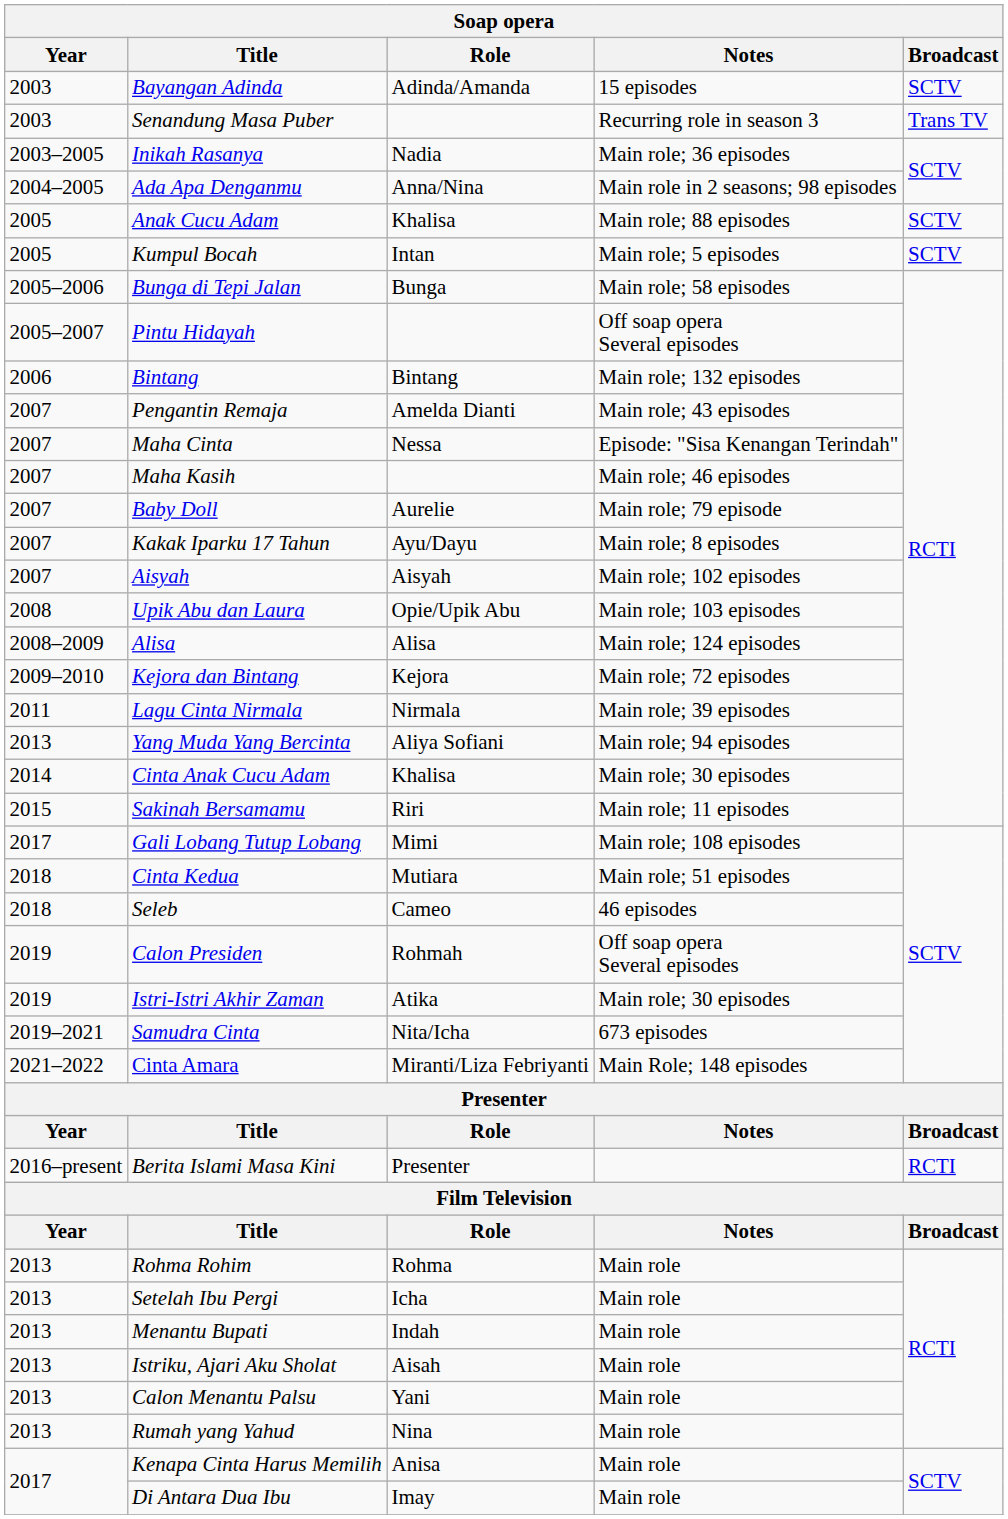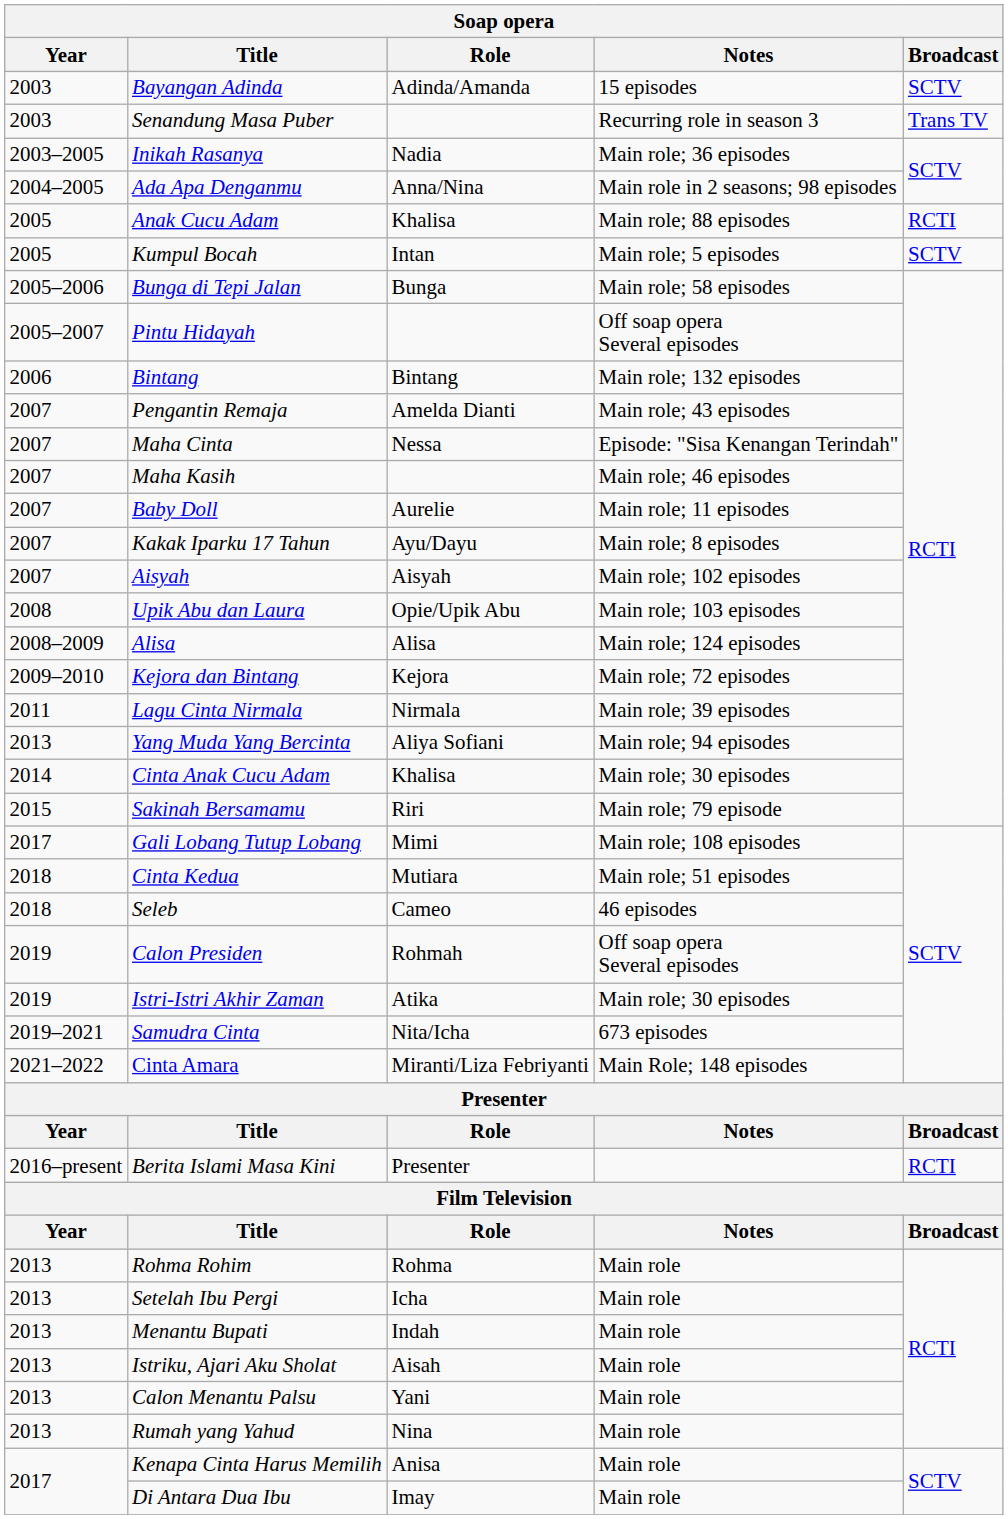(935, 220) SCTV -> (932, 220) RCTI
(690, 510) Main role; 79 episode -> (694, 510) Main role; 11 episodes
(694, 809) Main role; 11 episodes -> (690, 809) Main role; 79 episode
